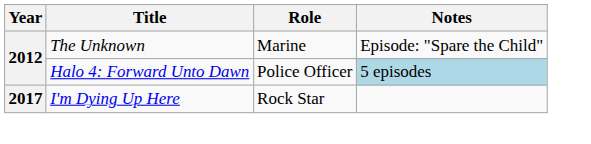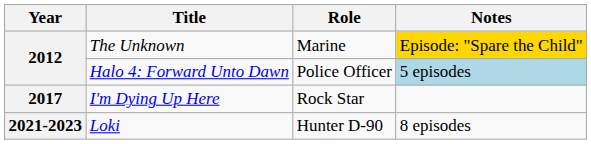(452, 44) no background -> (491, 44) gold background
+ row: (105, 125)
